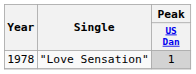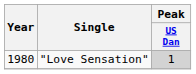(21, 59) 1978 -> (21, 59) 1980
